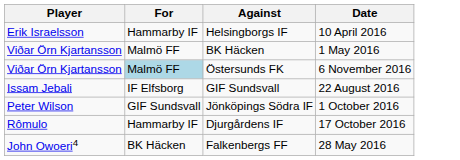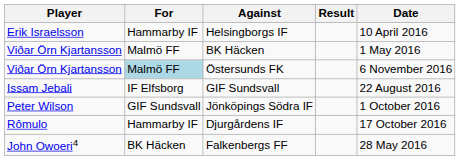+ column: (336, 13)
